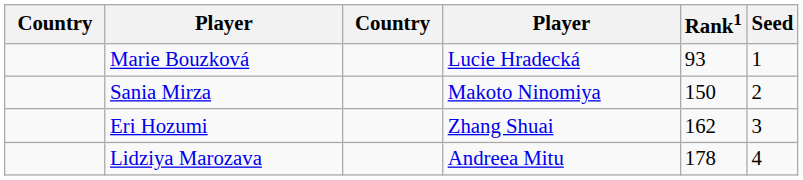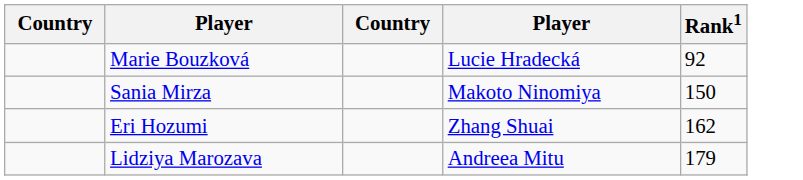- column: (772, 23)
(695, 59) 93 -> (695, 59) 92
(700, 158) 178 -> (700, 158) 179
